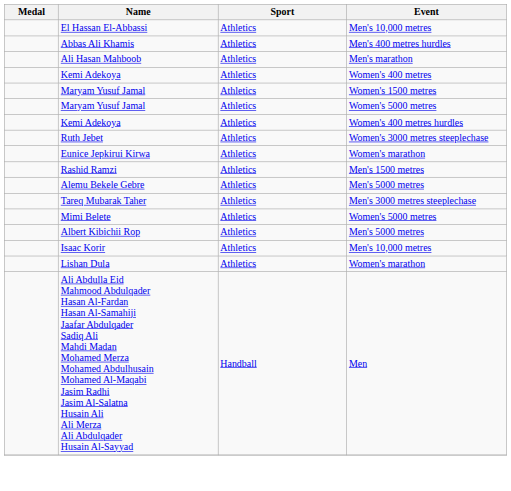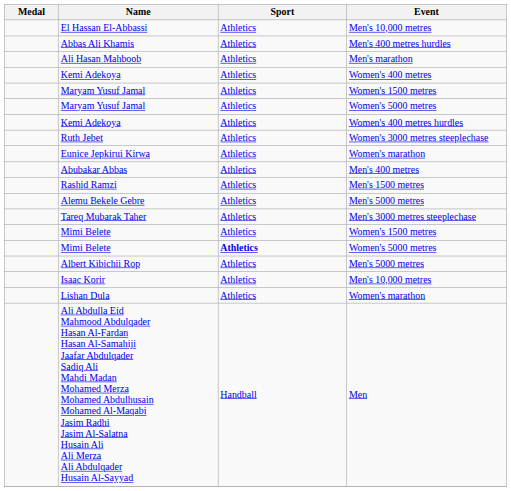+ row: (94, 169)
+ row: (86, 232)
(238, 216) normal -> (239, 248) bold
